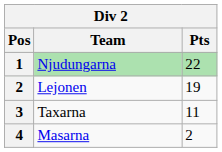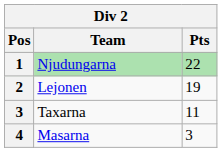(189, 135) 2 -> (189, 135) 3
